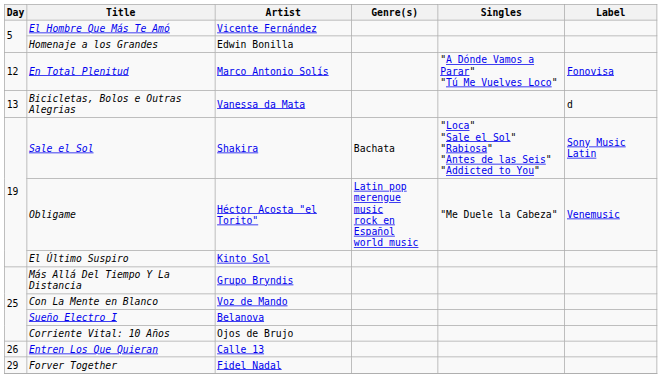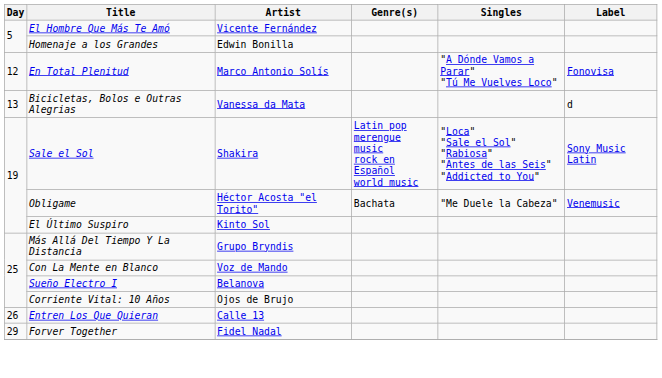(374, 148) Bachata -> (386, 154) Latin pop merengue music rock en Español world music
(386, 215) Latin pop merengue music rock en Español world music -> (374, 203) Bachata
